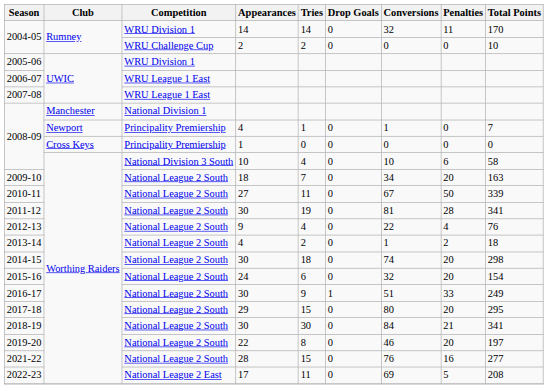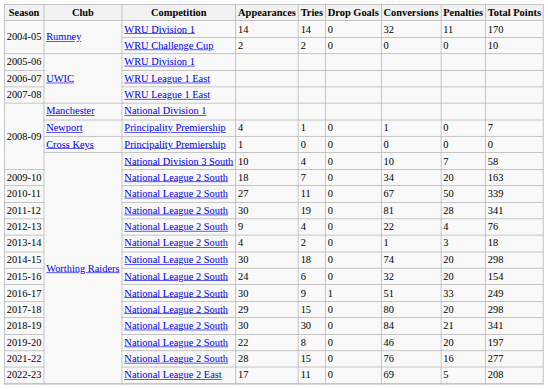(446, 161) 6 -> (446, 161) 7
(446, 243) 2 -> (446, 243) 3
(496, 309) 295 -> (496, 309) 298
